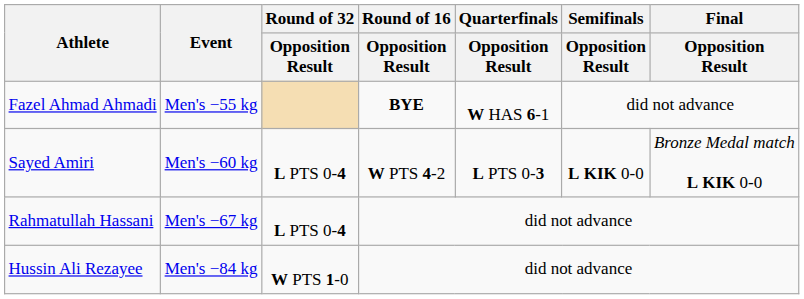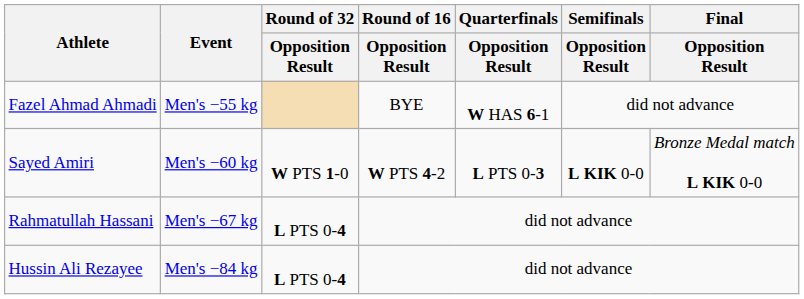(406, 105) bold -> (406, 105) normal
(310, 173) L PTS 0-4 -> (310, 173) W PTS 1-0
(310, 279) W PTS 1-0 -> (310, 279) L PTS 0-4
